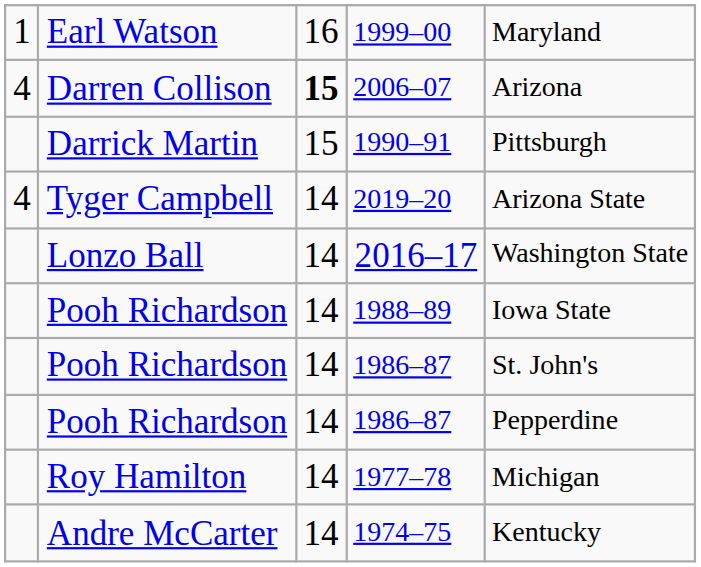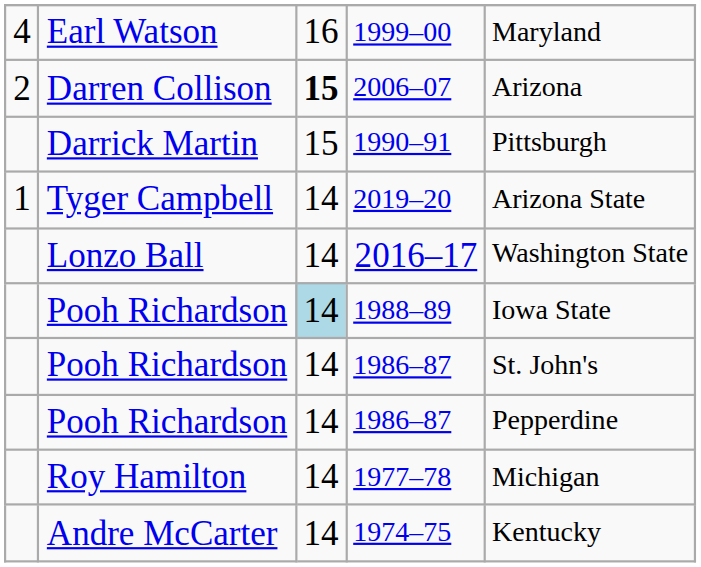(22, 32) 1 -> (22, 32) 4
(22, 87) 4 -> (22, 87) 2
(22, 198) 4 -> (22, 198) 1
(321, 310) no background -> (321, 310) lightblue background
